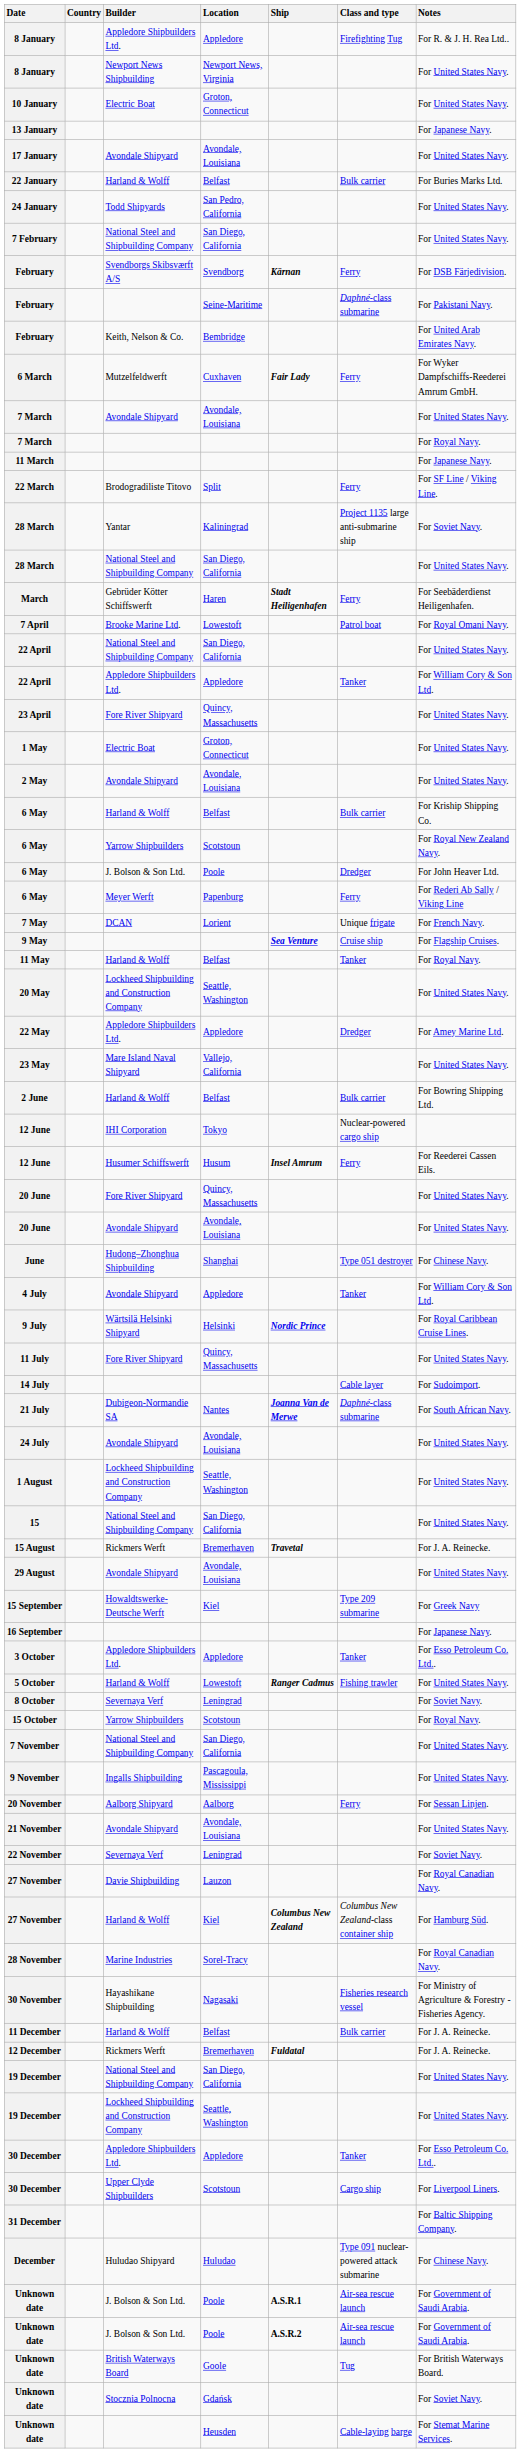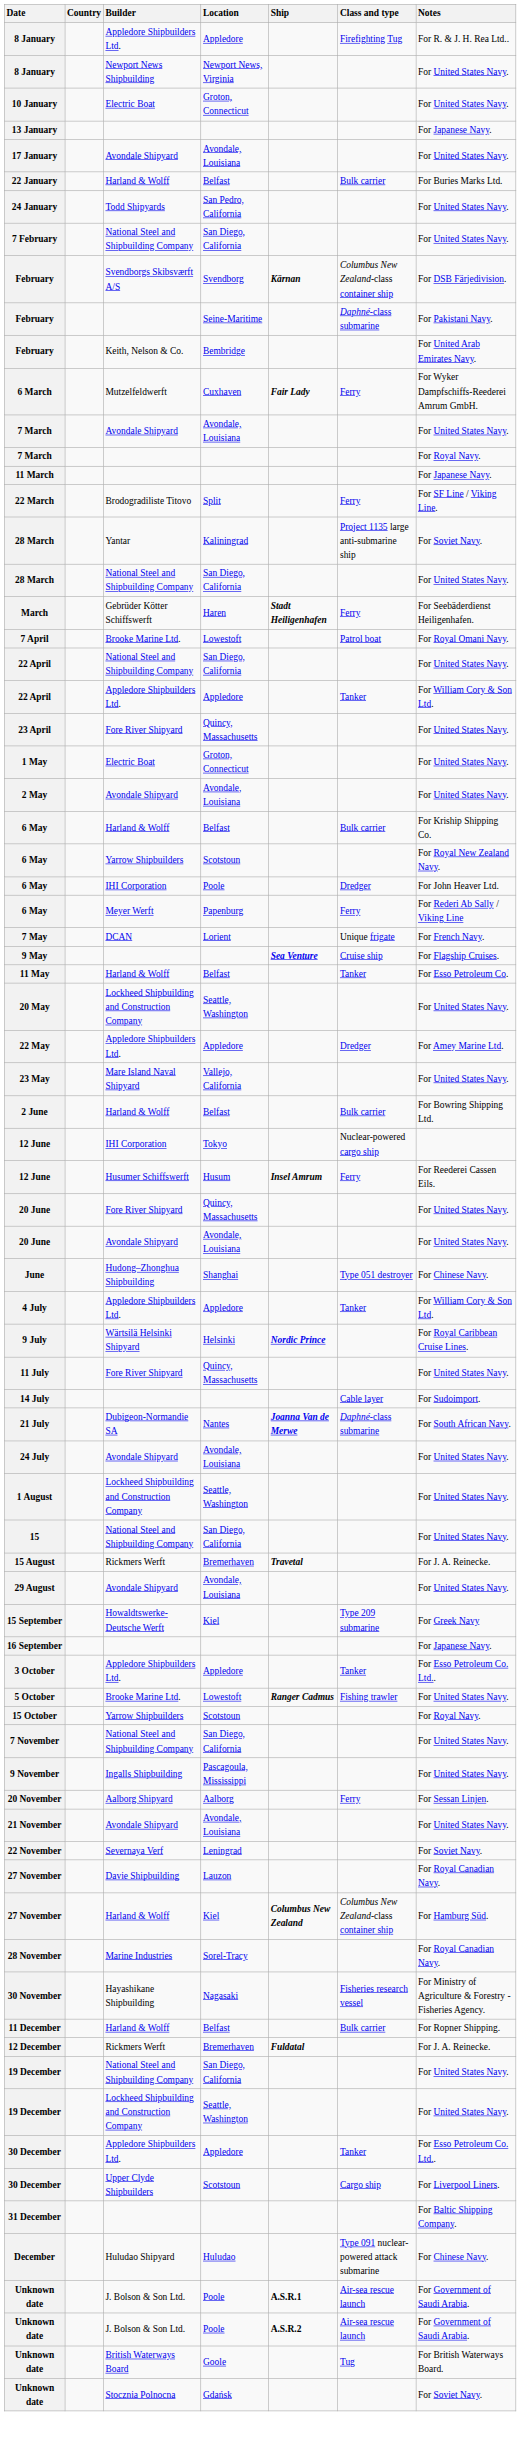(350, 272) Ferry -> (369, 279) Columbus New Zealand-class container ship
(145, 871) J. Bolson & Son Ltd. -> (136, 886) IHI Corporation
(449, 960) For Royal Navy. -> (463, 974) For Esso Petroleum Co.
(142, 1293) Avondale Shipyard -> (150, 1308) Appledore Shipbuilders Ltd.
(137, 1683) Harland & Wolff -> (143, 1697) Brooke Marine Ltd.
- row: (35, 1701)
(454, 2032) For J. A. Reinecke. -> (459, 2028) For Ropner Shipping.
- row: (35, 2431)
